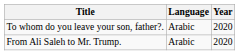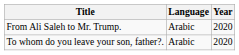rows swapped: (64, 42) <-> (85, 27)
